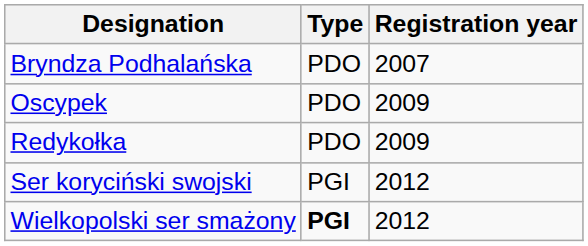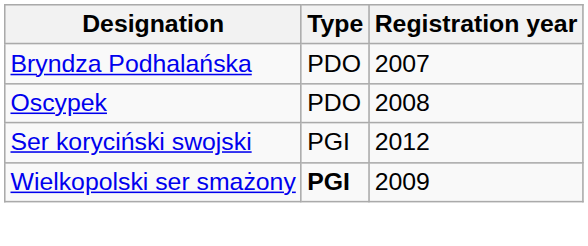(402, 102) 2009 -> (402, 102) 2008
- row: (68, 142)
(402, 220) 2012 -> (402, 181) 2009
